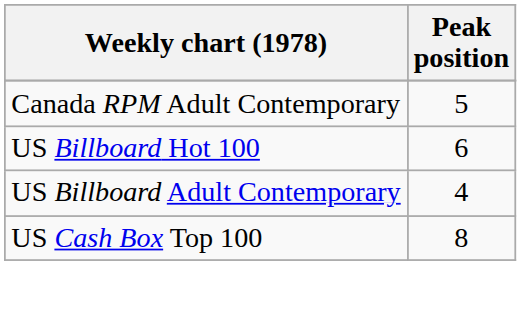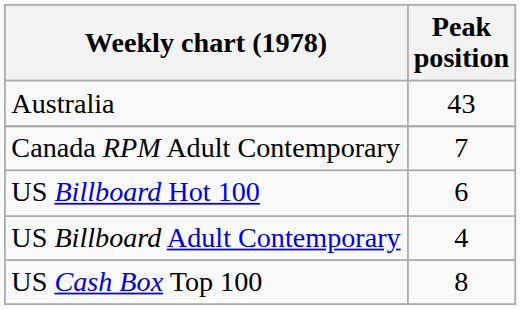+ row: (63, 103)
(461, 103) 5 -> (461, 147) 7
